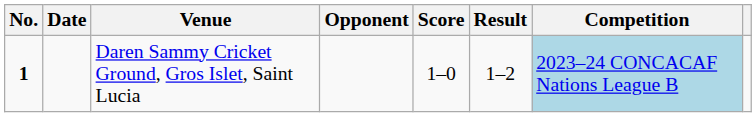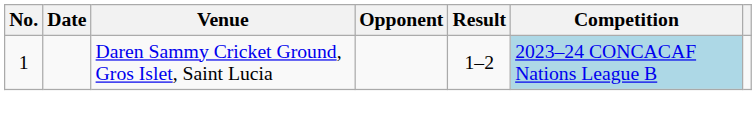- column: (441, 20)
(24, 73) bold -> (24, 62) normal
